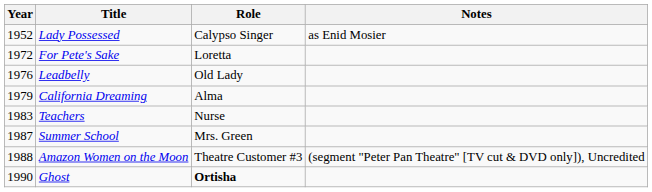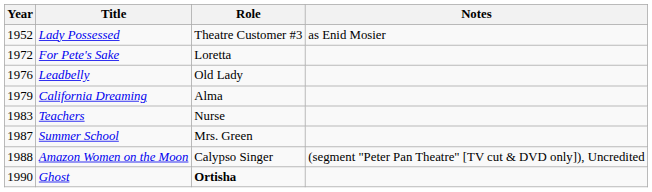(234, 34) Calypso Singer -> (248, 34) Theatre Customer #3
(248, 156) Theatre Customer #3 -> (234, 156) Calypso Singer
